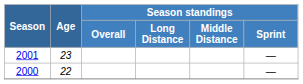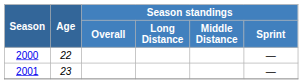rows swapped: (27, 71) <-> (27, 55)
